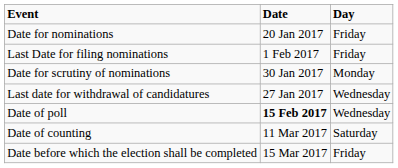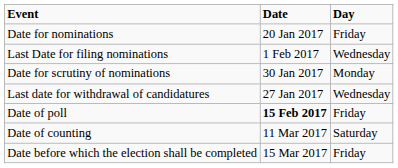(349, 53) Friday -> (362, 53) Wednesday
(362, 113) Wednesday -> (349, 113) Friday
